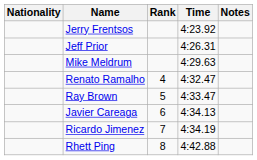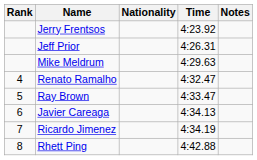columns swapped: (163, 12) <-> (34, 12)
